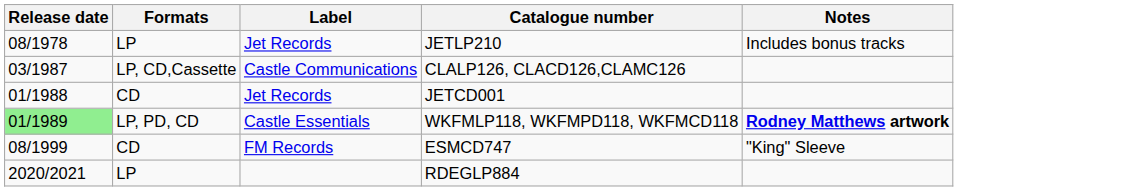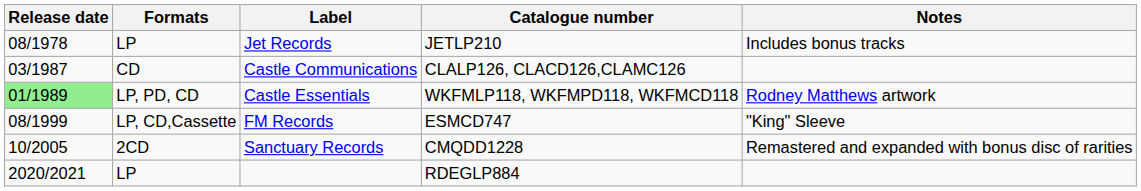(176, 70) LP, CD,Cassette -> (128, 70) CD
- row: (465, 96)
(848, 122) bold -> (841, 96) normal
(128, 148) CD -> (176, 122) LP, CD,Cassette
+ row: (474, 148)
